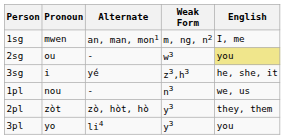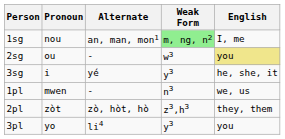(55, 39) mwen -> (53, 39) nou
(188, 39) no background -> (188, 39) lightgreen background
(176, 74) z3,h3 -> (168, 74) y3
(53, 91) nou -> (55, 91) mwen
(168, 108) y3 -> (176, 108) z3,h3
